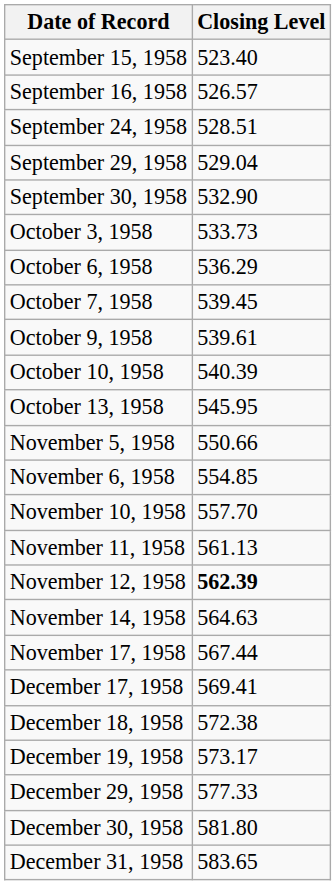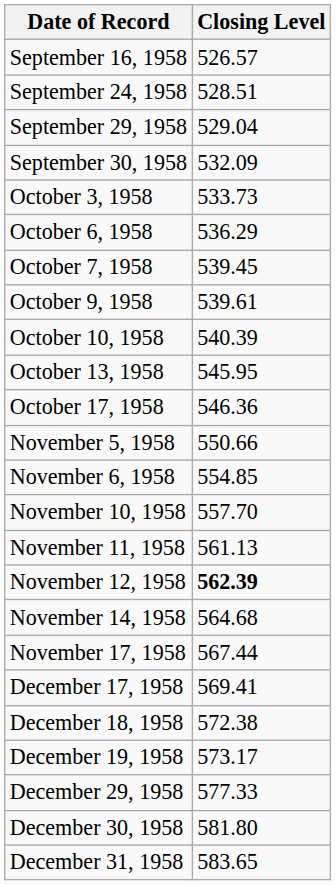- row: (98, 57)
(228, 197) 532.90 -> (228, 162) 532.09
+ row: (87, 407)
(228, 617) 564.63 -> (228, 617) 564.68
